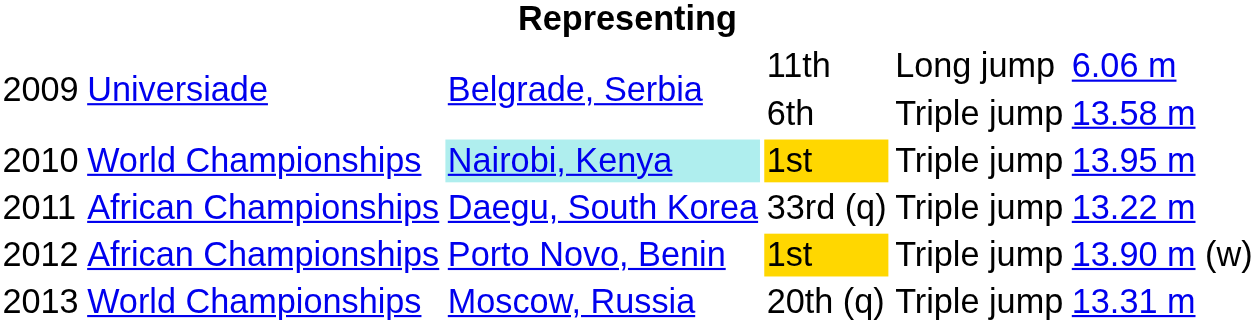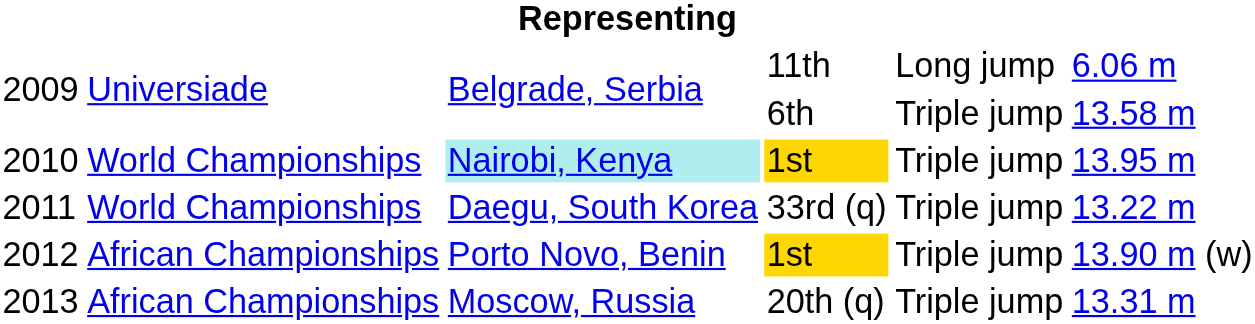(263, 207) African Championships -> (254, 207) World Championships
(254, 301) World Championships -> (263, 301) African Championships
